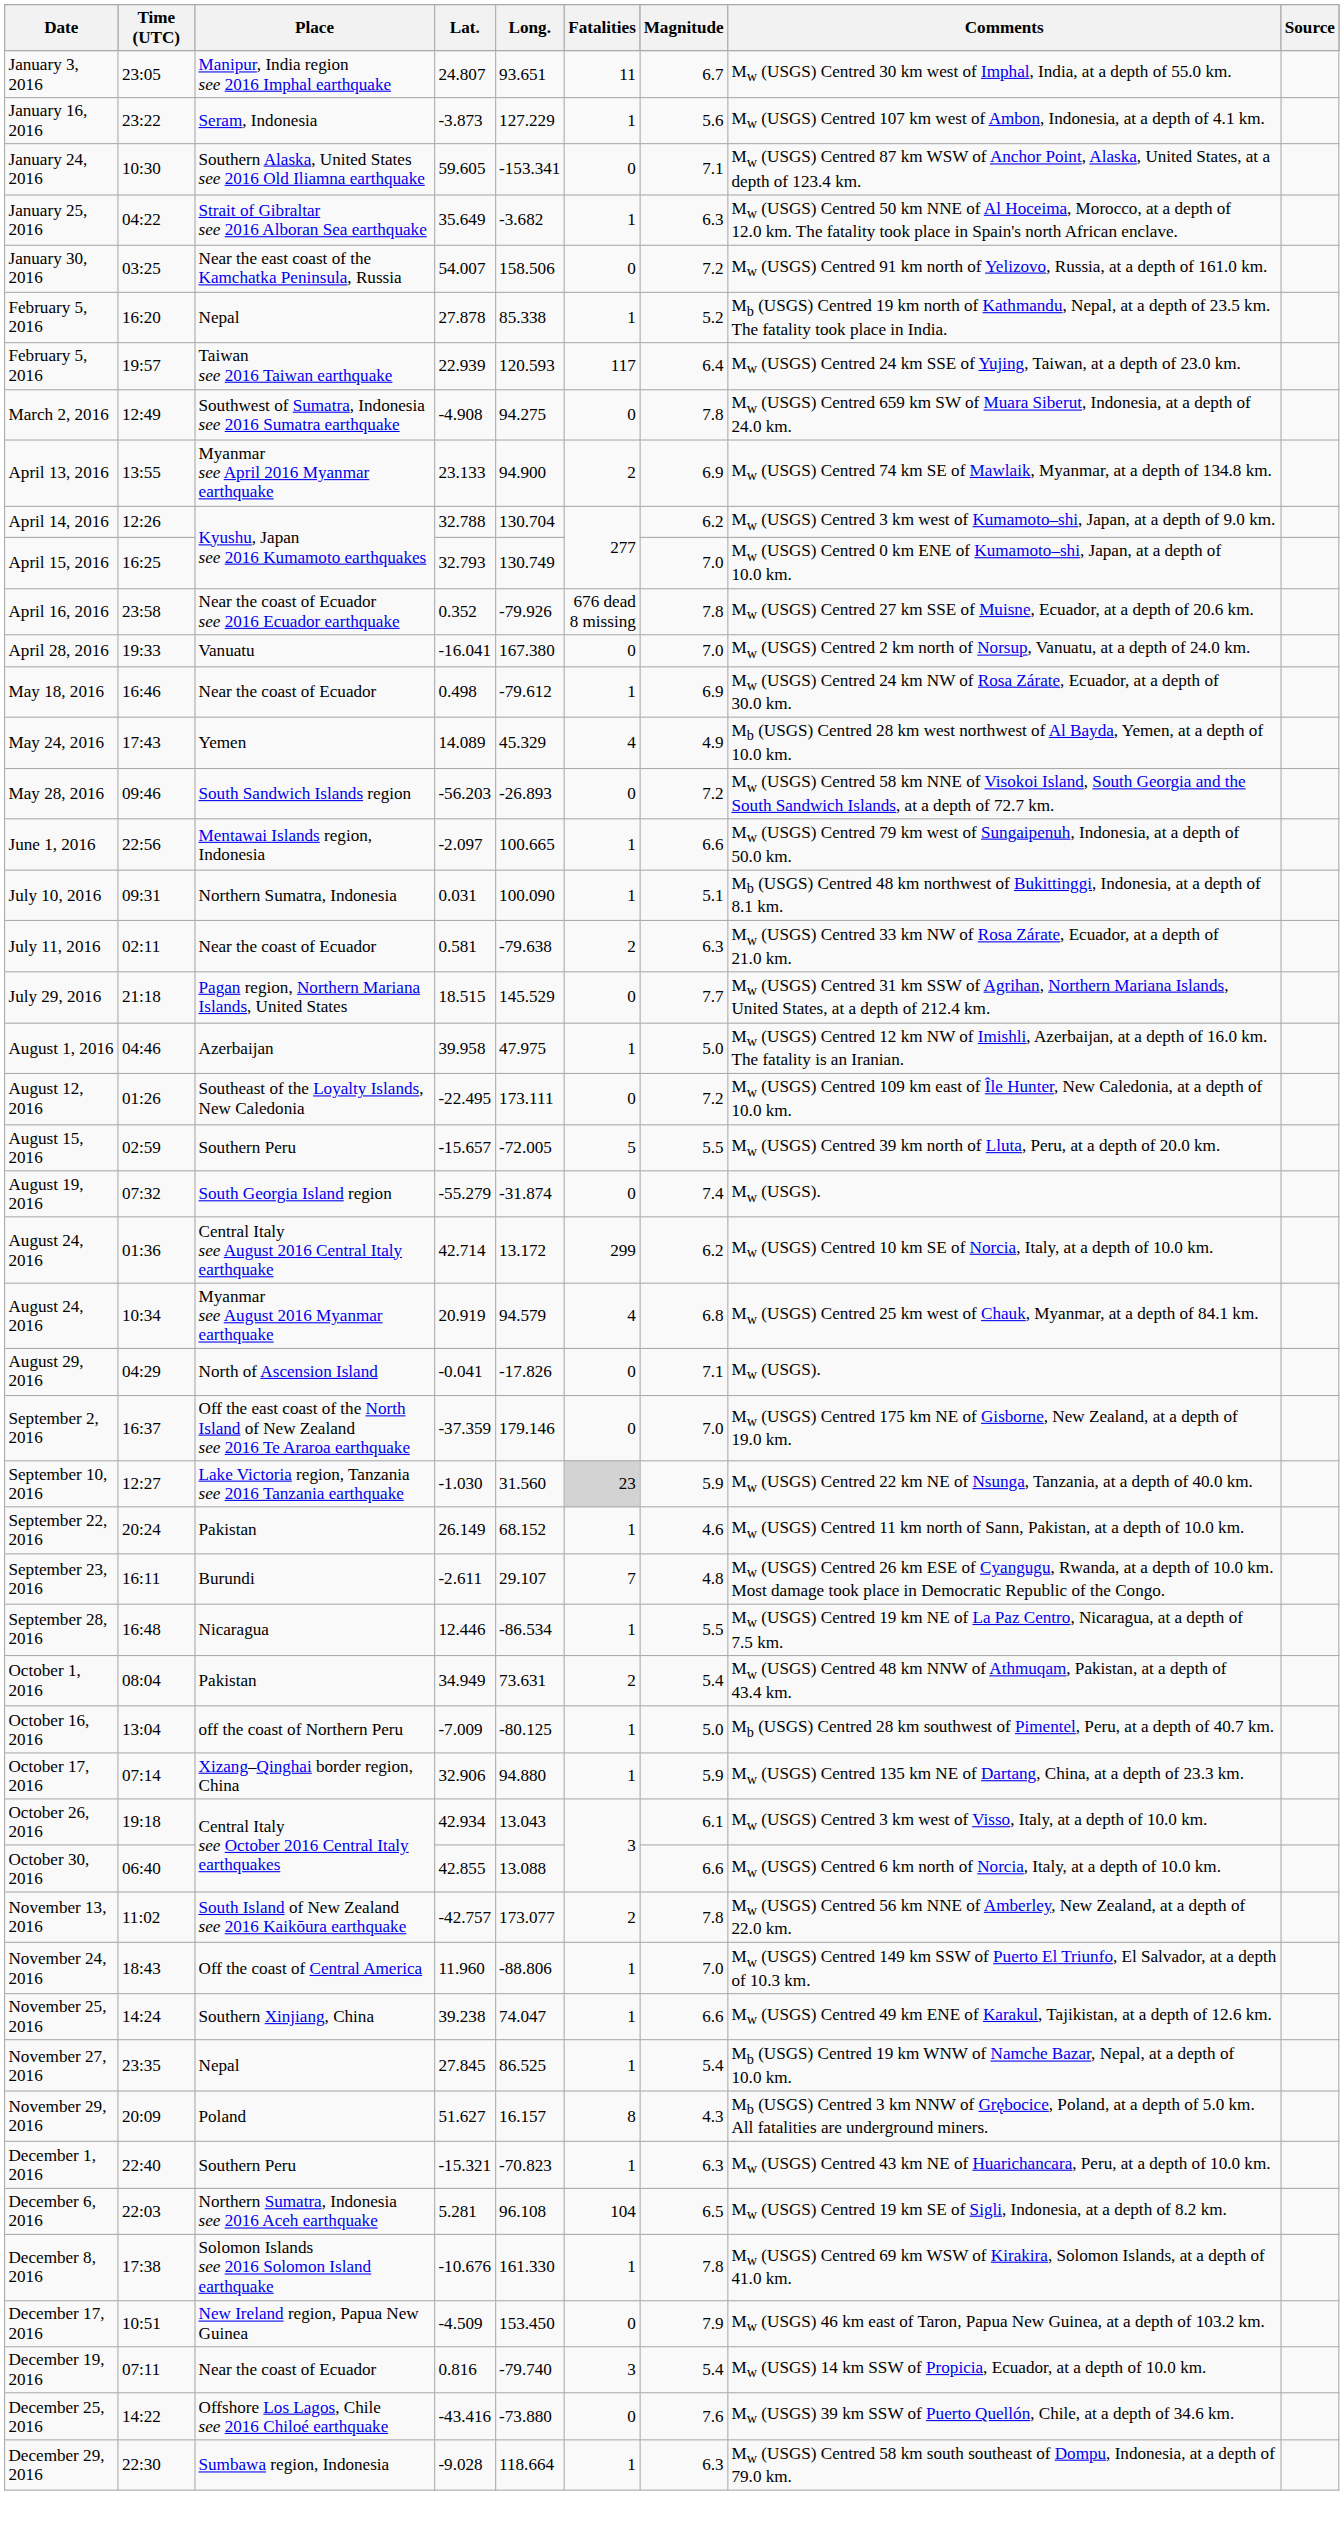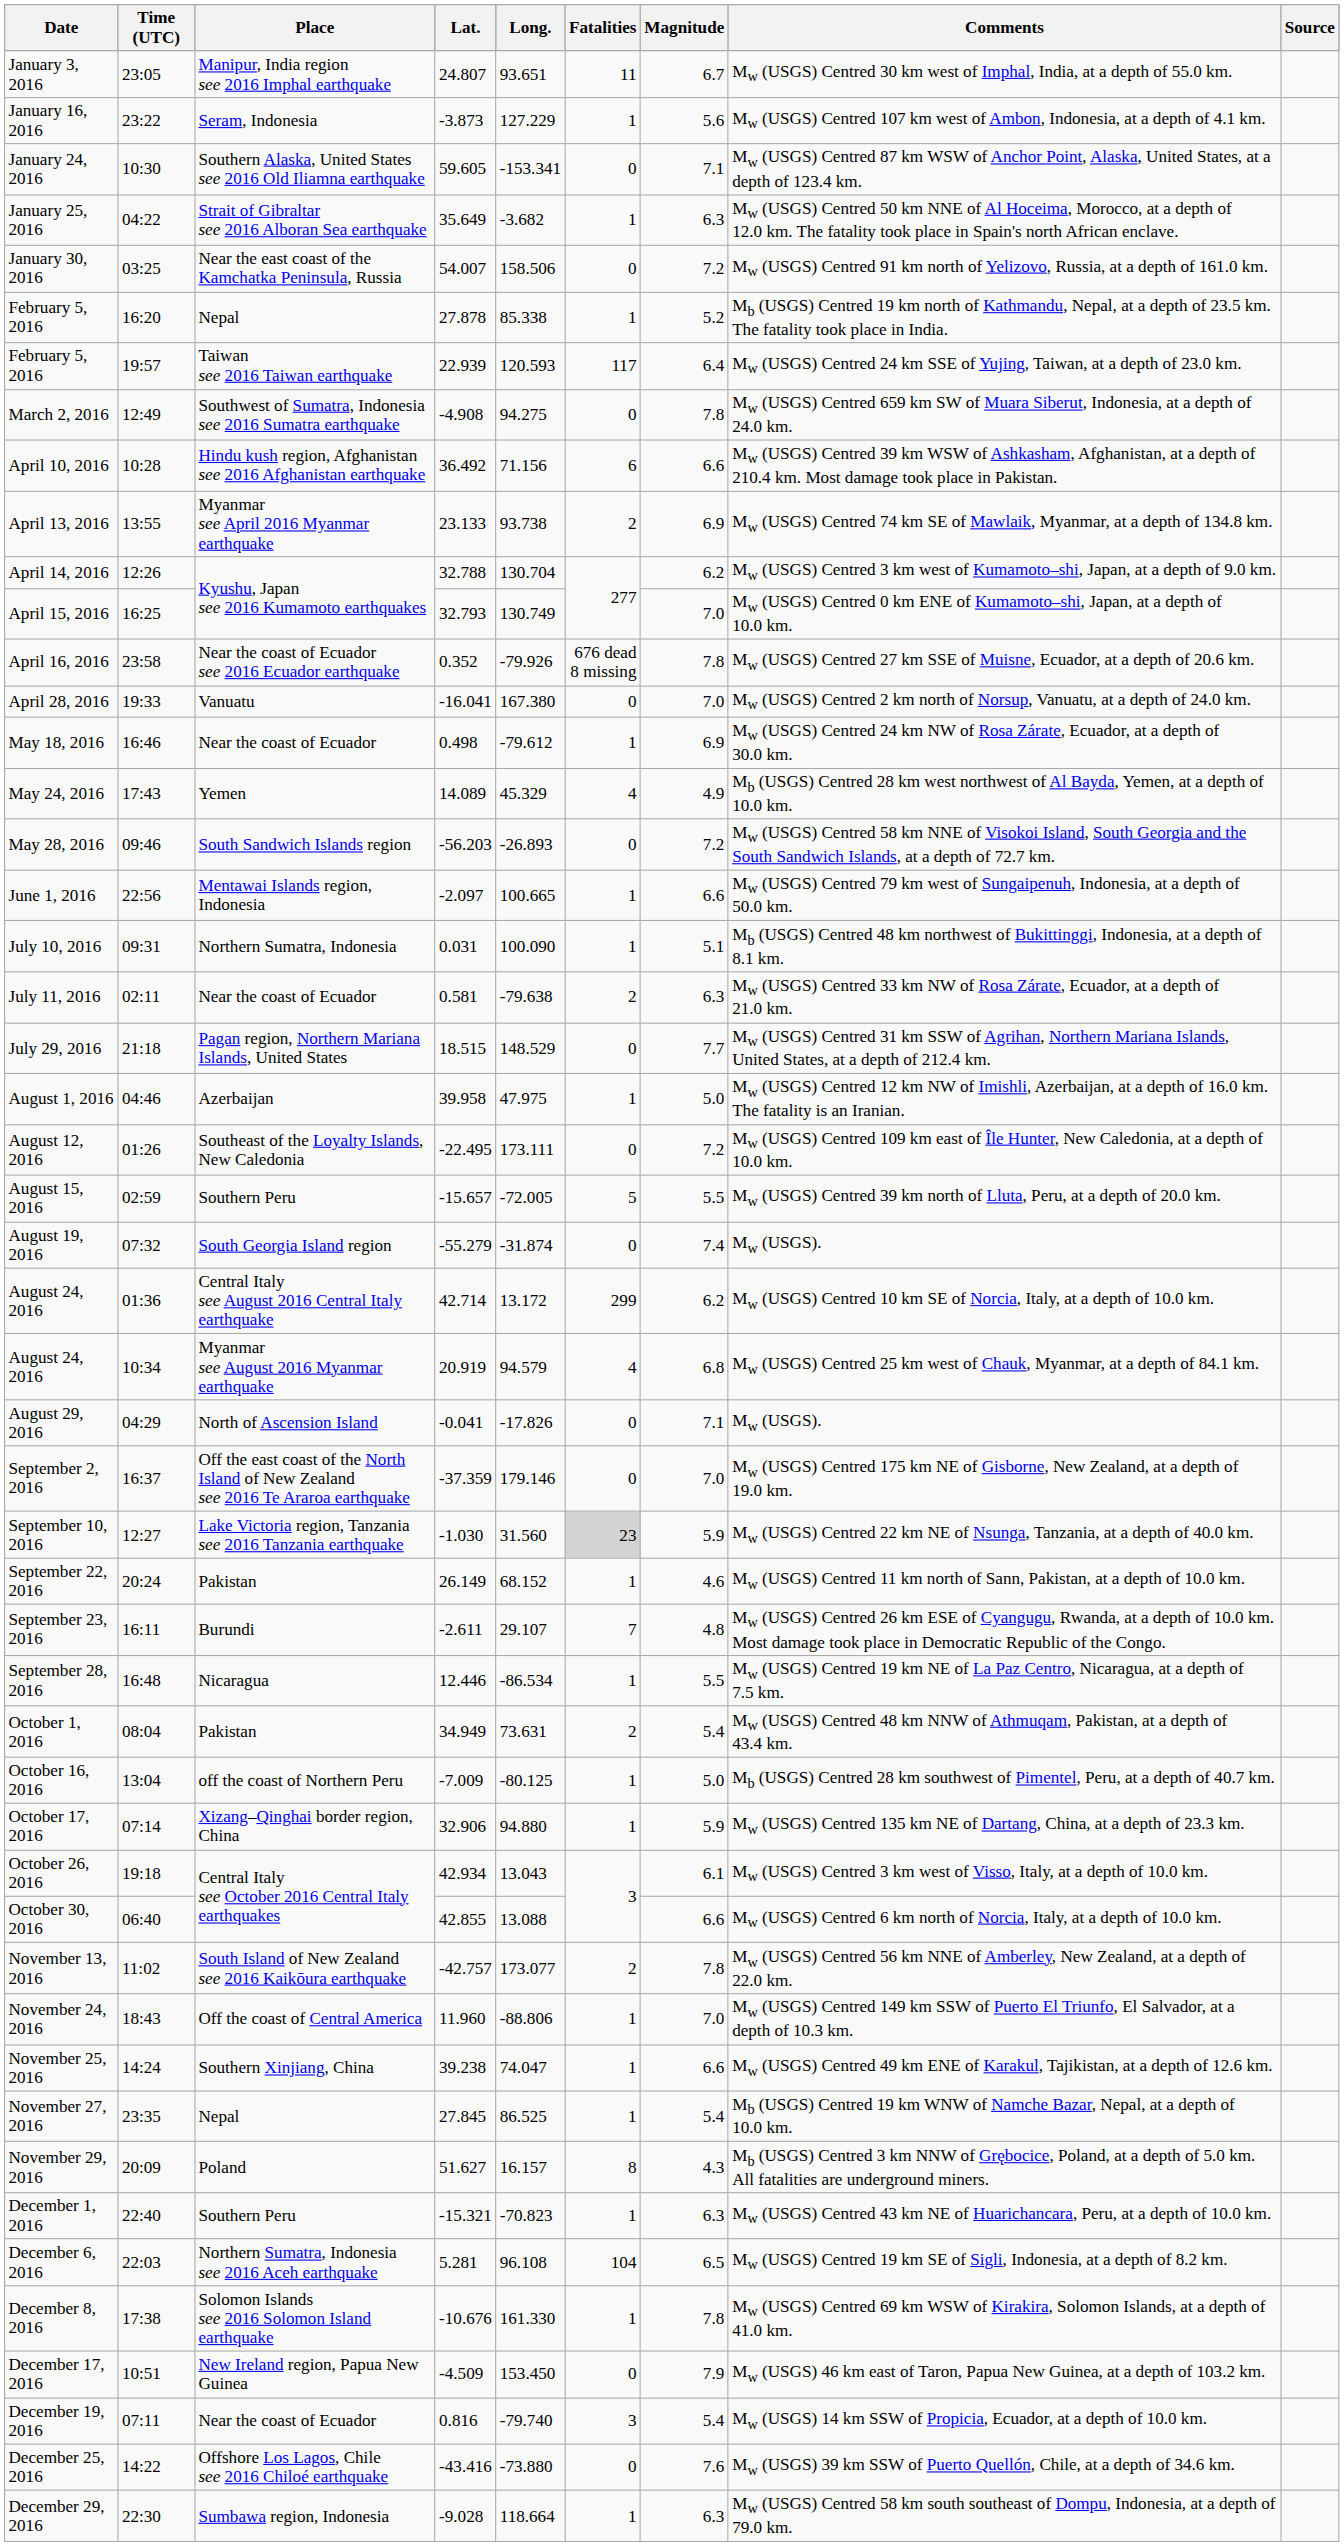+ row: (59, 465)
(523, 472) 94.900 -> (523, 523) 93.738
(527, 997) 145.529 -> (528, 1048) 148.529
